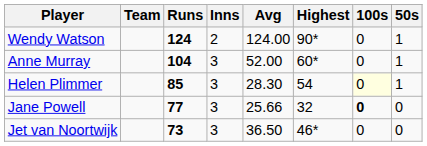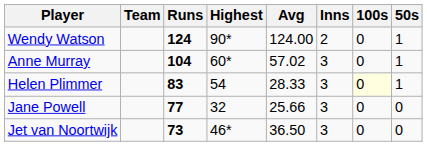columns swapped: (225, 15) <-> (323, 15)
(264, 61) 52.00 -> (287, 61) 57.02
(175, 84) 85 -> (175, 84) 83
(264, 84) 28.30 -> (287, 84) 28.33
(360, 107) bold -> (360, 107) normal
